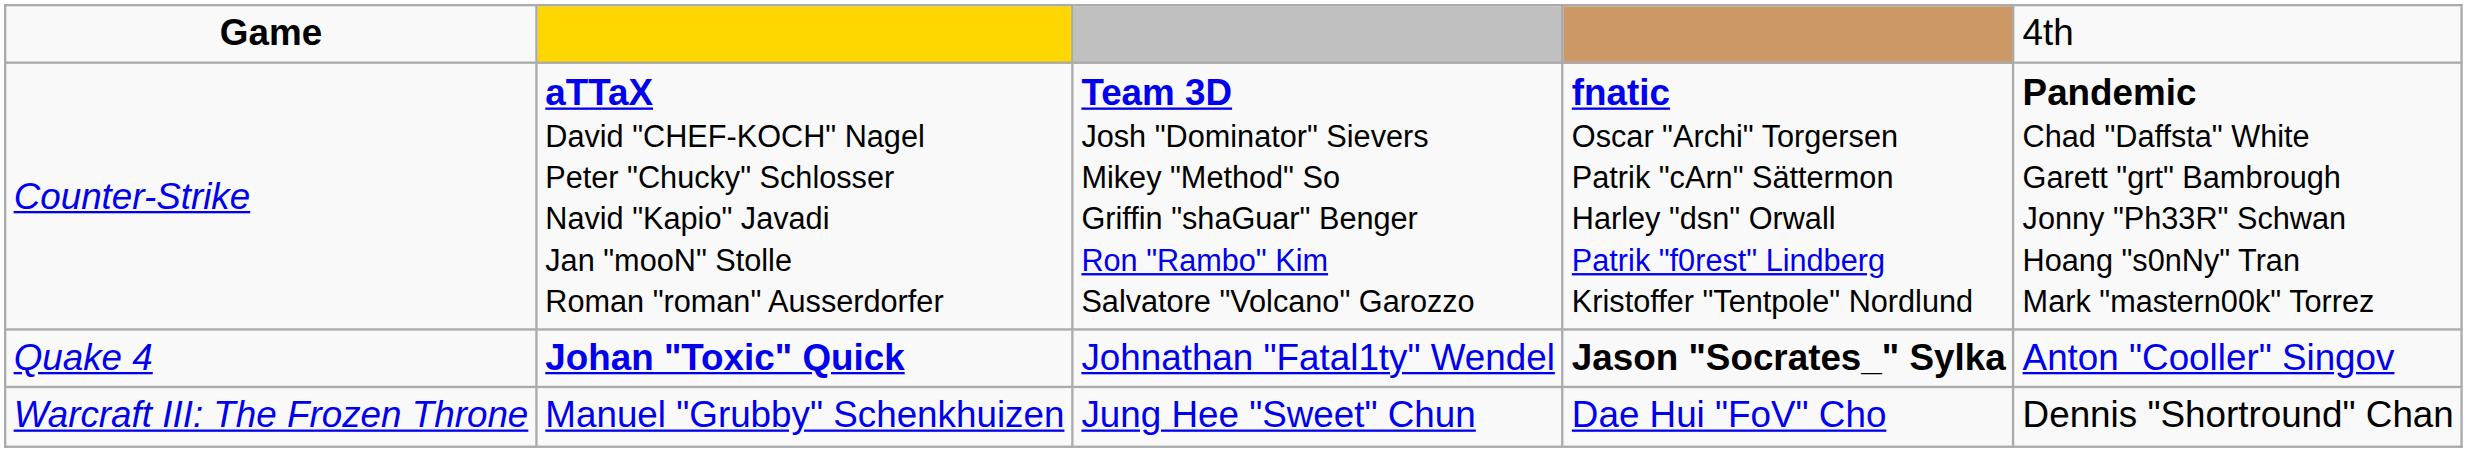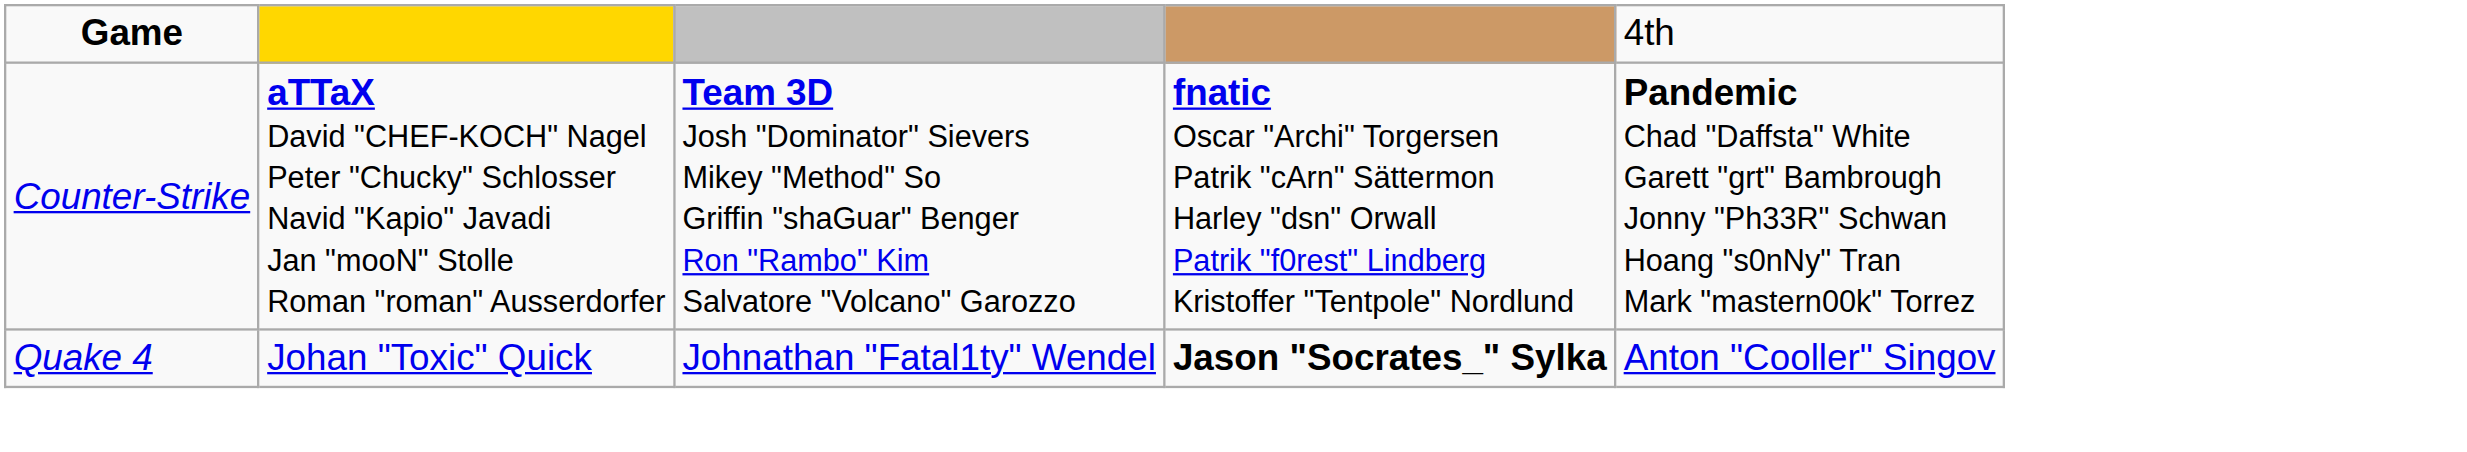(725, 357) bold -> (430, 357) normal
- row: (271, 415)
